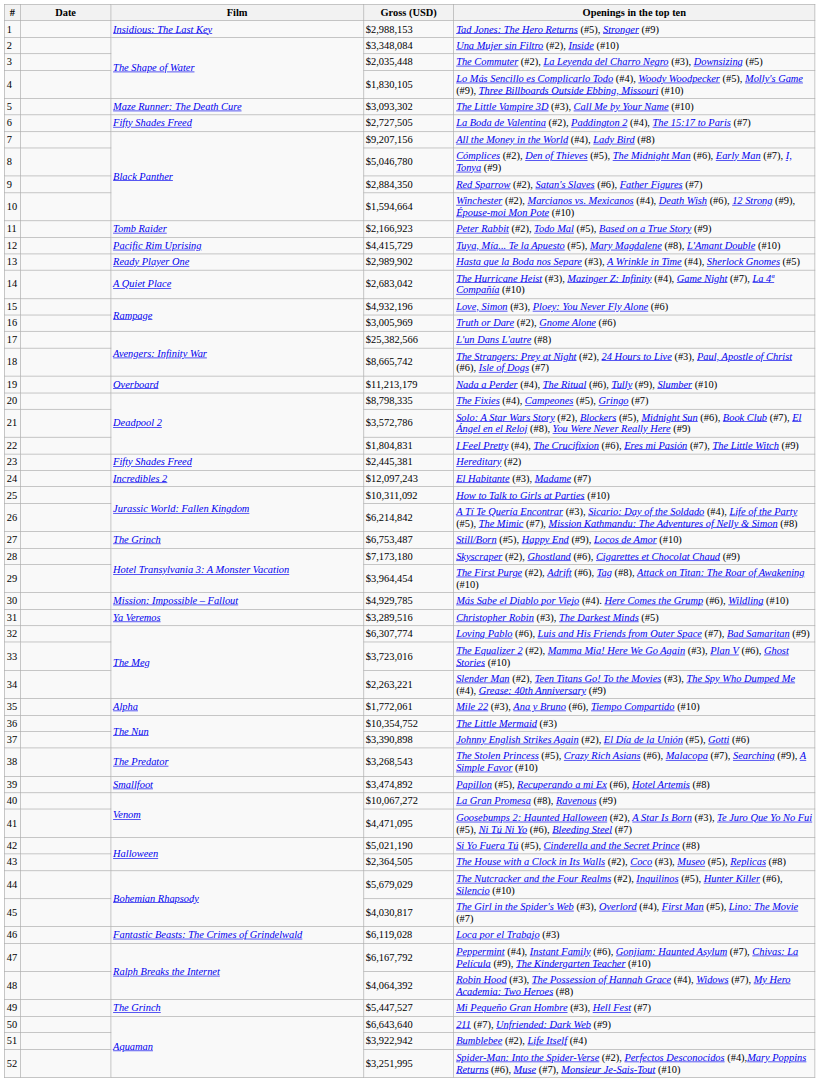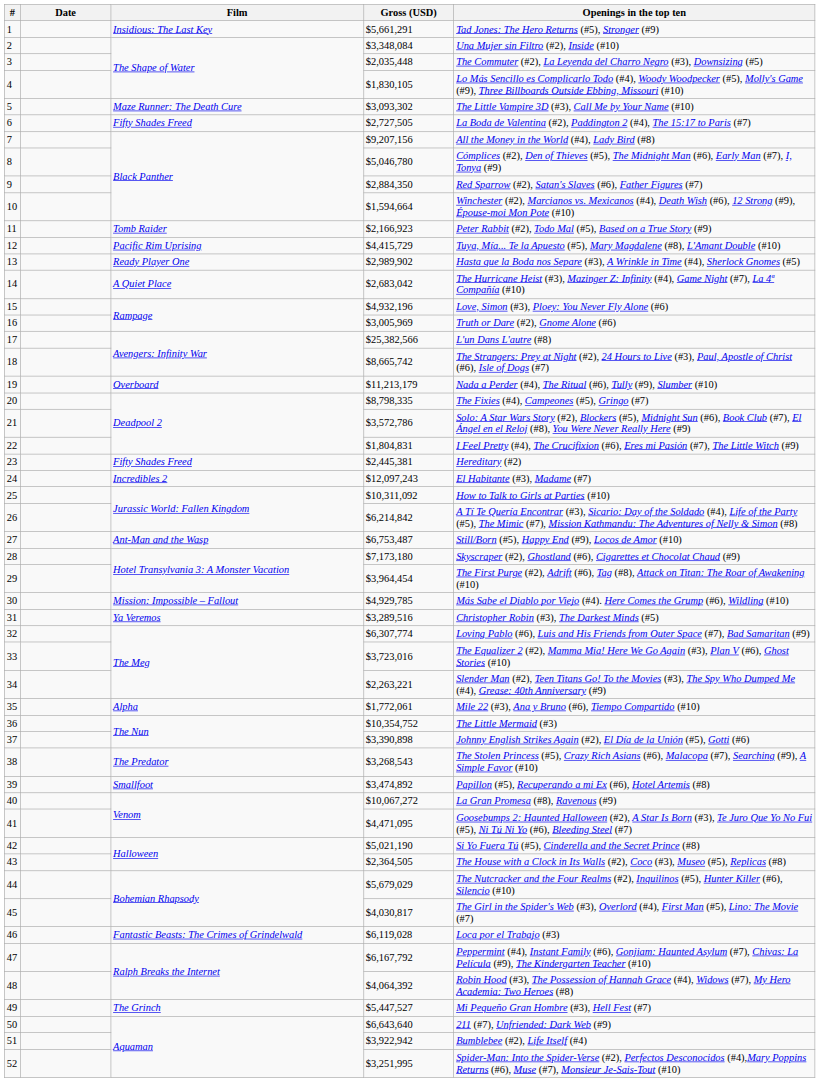(389, 29) $2,988,153 -> (389, 29) $5,661,291
(137, 539) The Grinch -> (161, 539) Ant-Man and the Wasp
